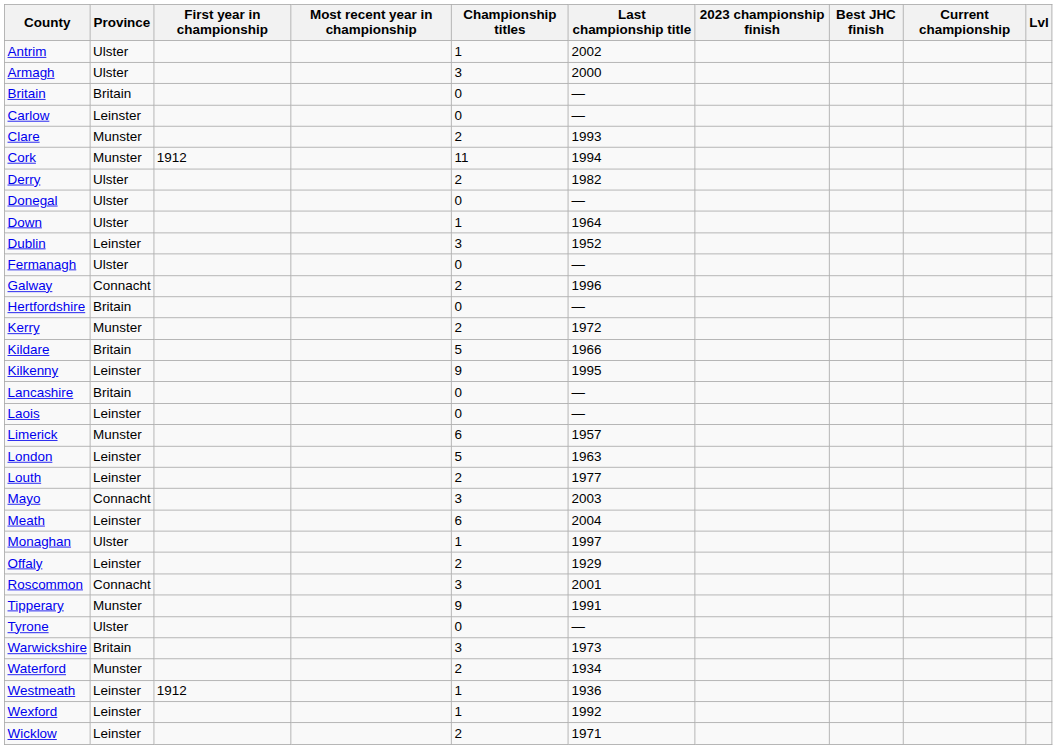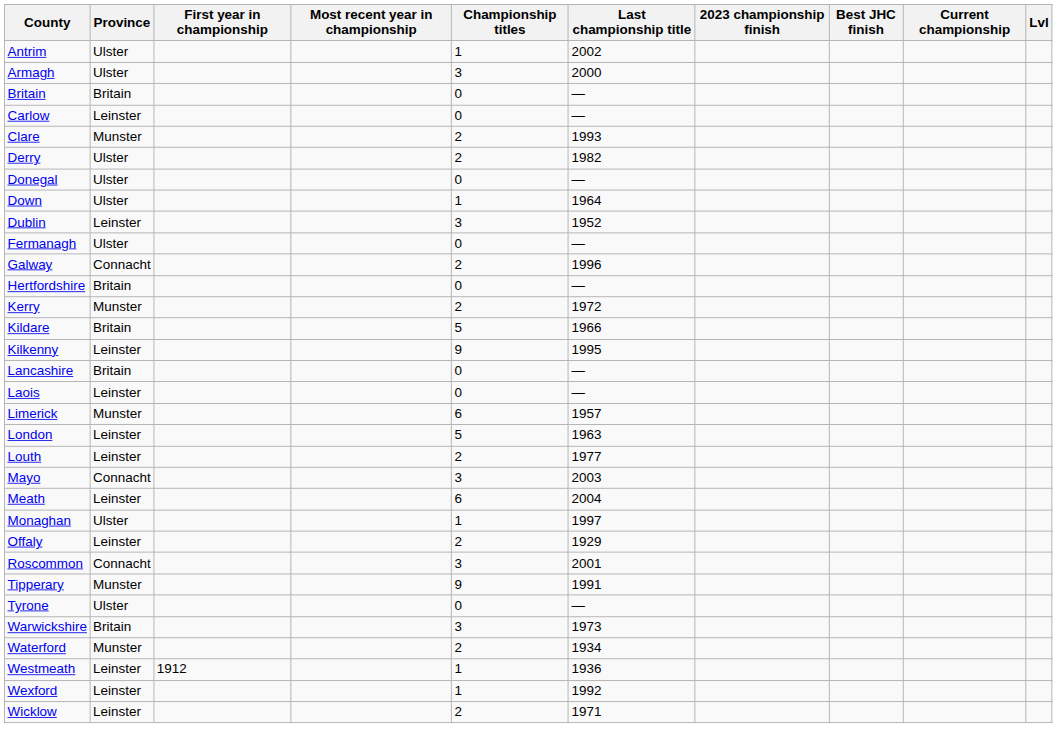- row: (22, 158)
